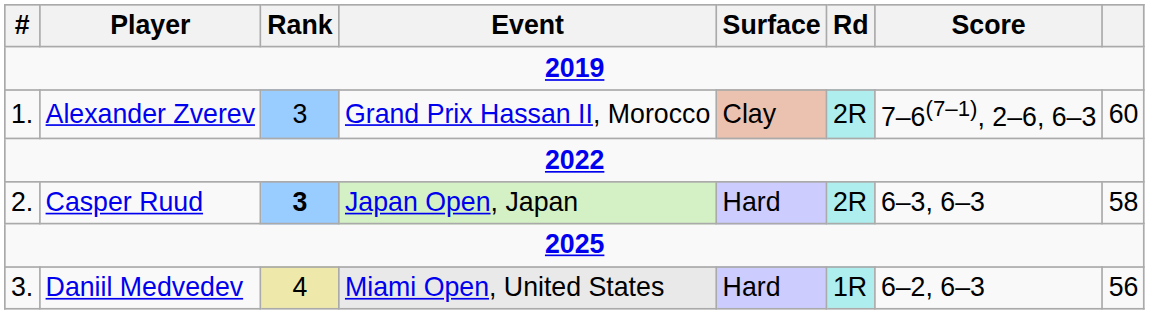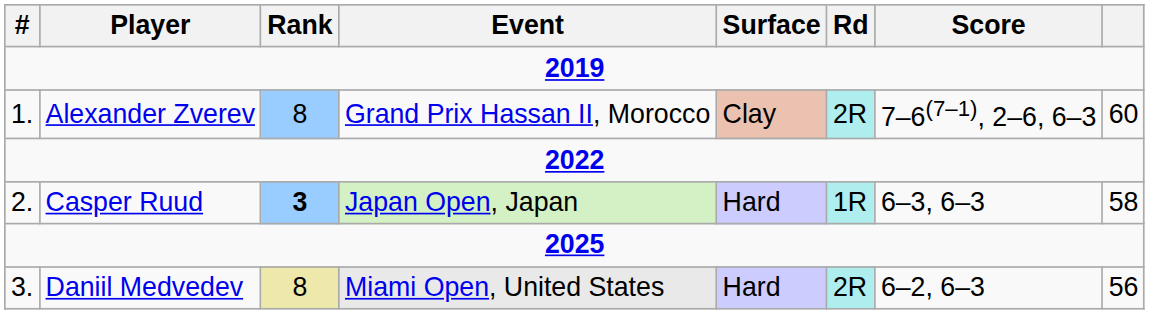(300, 114) 3 -> (300, 114) 8
(850, 202) 2R -> (850, 202) 1R
(300, 287) 4 -> (300, 287) 8
(850, 287) 1R -> (850, 287) 2R
